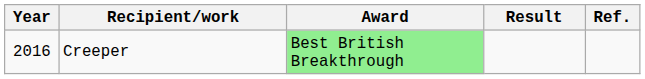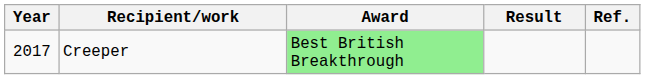(32, 52) 2016 -> (32, 52) 2017
